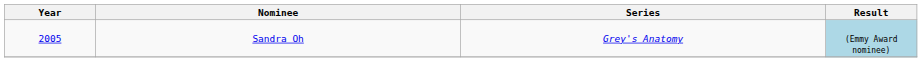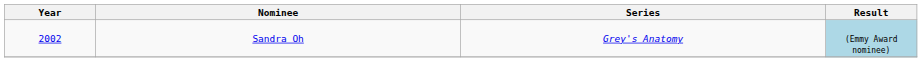(50, 39) 2005 -> (50, 39) 2002
